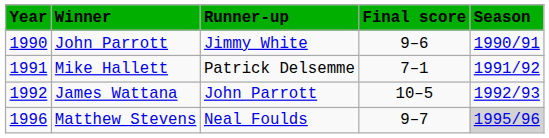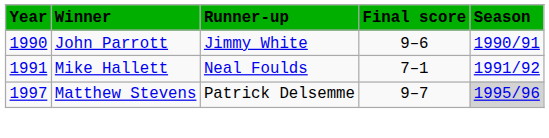(279, 69) Patrick Delsemme -> (256, 69) Neal Foulds
- row: (116, 94)
(28, 120) 1996 -> (28, 94) 1997
(256, 120) Neal Foulds -> (279, 94) Patrick Delsemme
